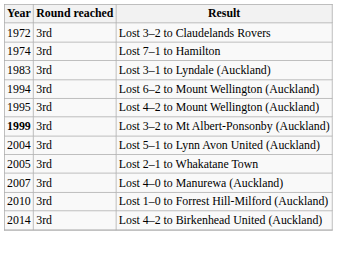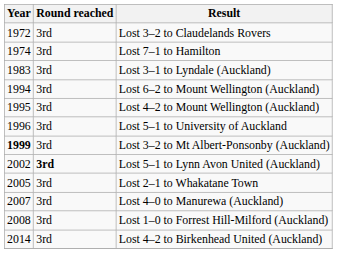+ row: (203, 126)
(19, 145) 2004 -> (19, 164) 2002
(44, 145) normal -> (45, 164) bold
(19, 201) 2010 -> (19, 220) 2008
